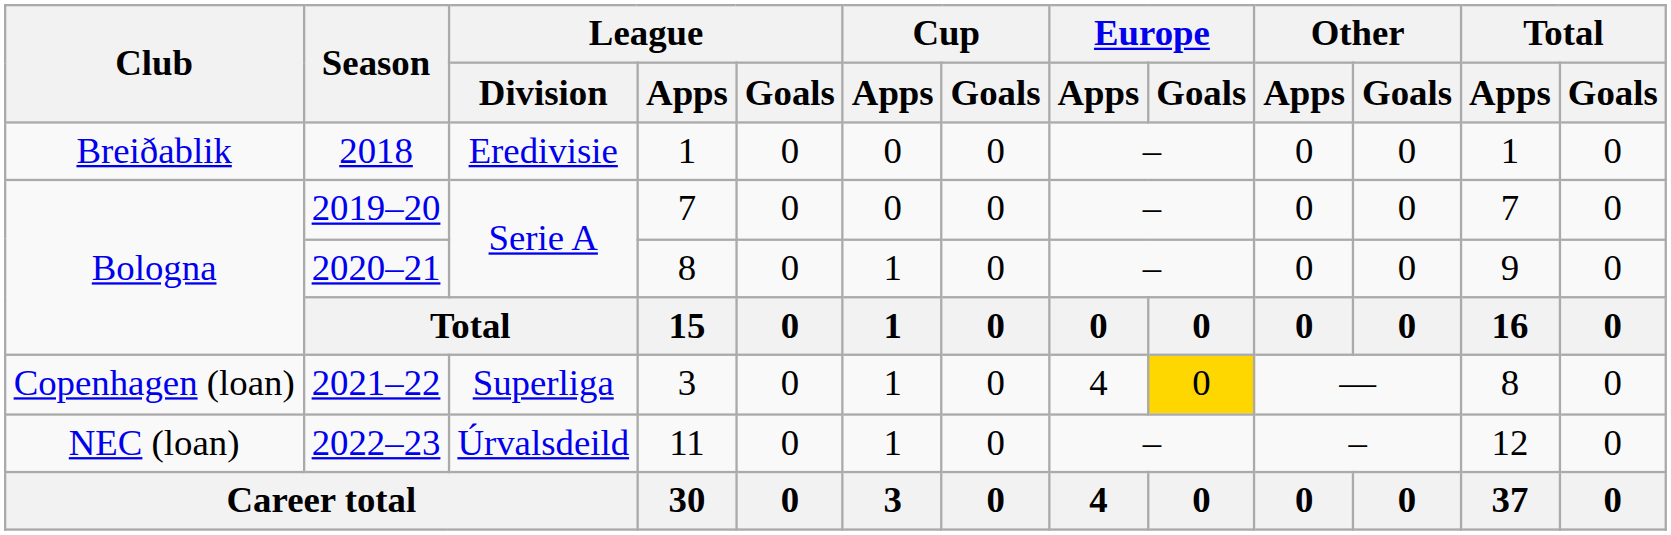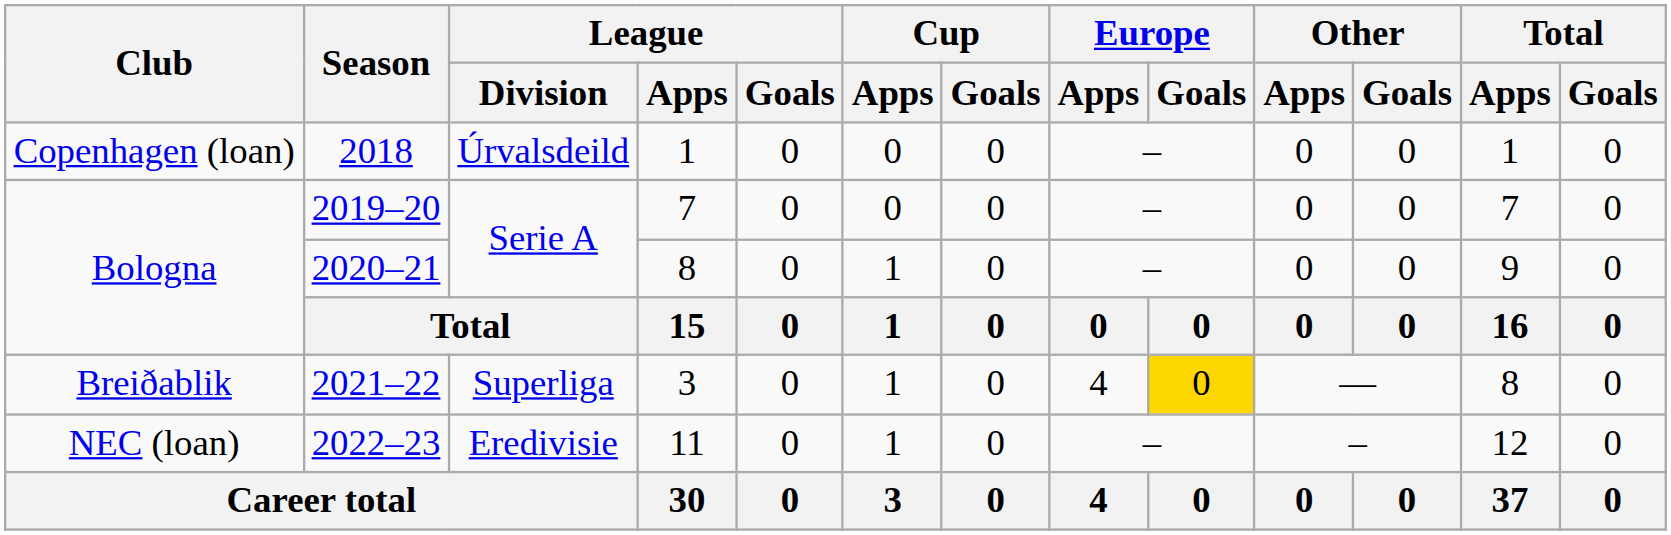(154, 150) Breiðablik -> (154, 150) Copenhagen (loan)
(543, 150) Eredivisie -> (543, 150) Úrvalsdeild
(154, 383) Copenhagen (loan) -> (154, 383) Breiðablik
(543, 442) Úrvalsdeild -> (543, 442) Eredivisie
